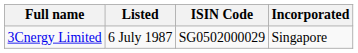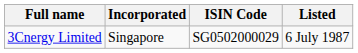columns swapped: (310, 15) <-> (140, 15)
